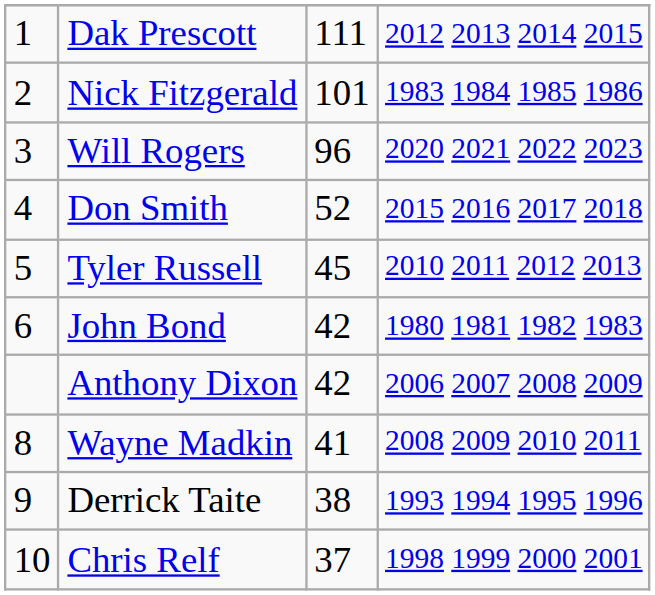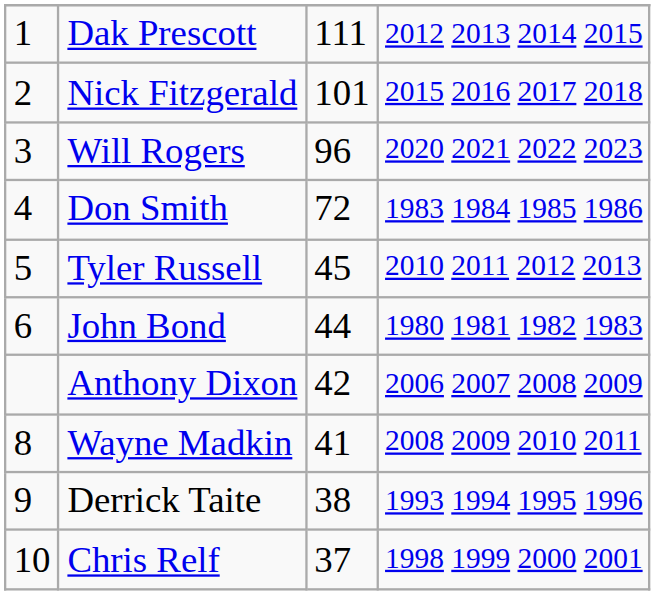(514, 92) 1983 1984 1985 1986 -> (514, 92) 2015 2016 2017 2018
(333, 208) 52 -> (333, 208) 72
(514, 208) 2015 2016 2017 2018 -> (514, 208) 1983 1984 1985 1986
(333, 325) 42 -> (333, 325) 44
